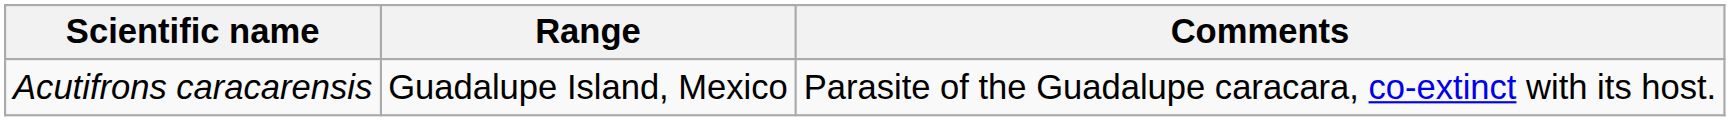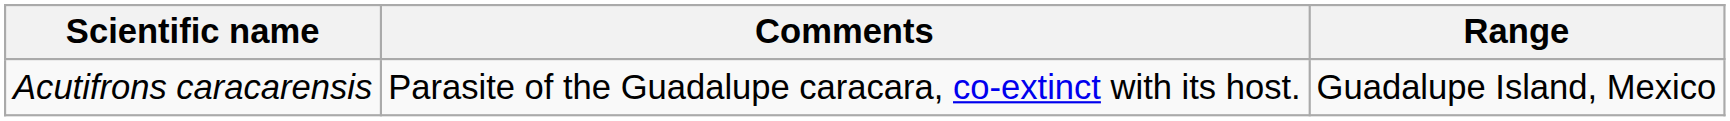columns swapped: (588, 31) <-> (1260, 31)
